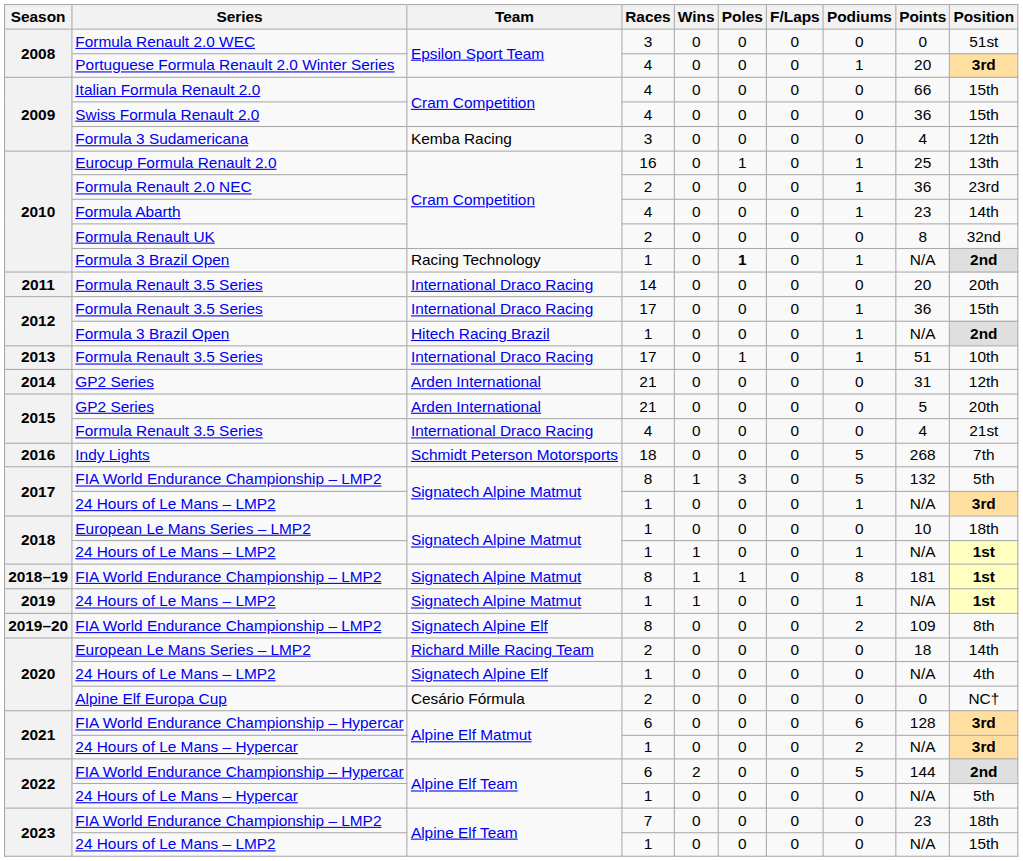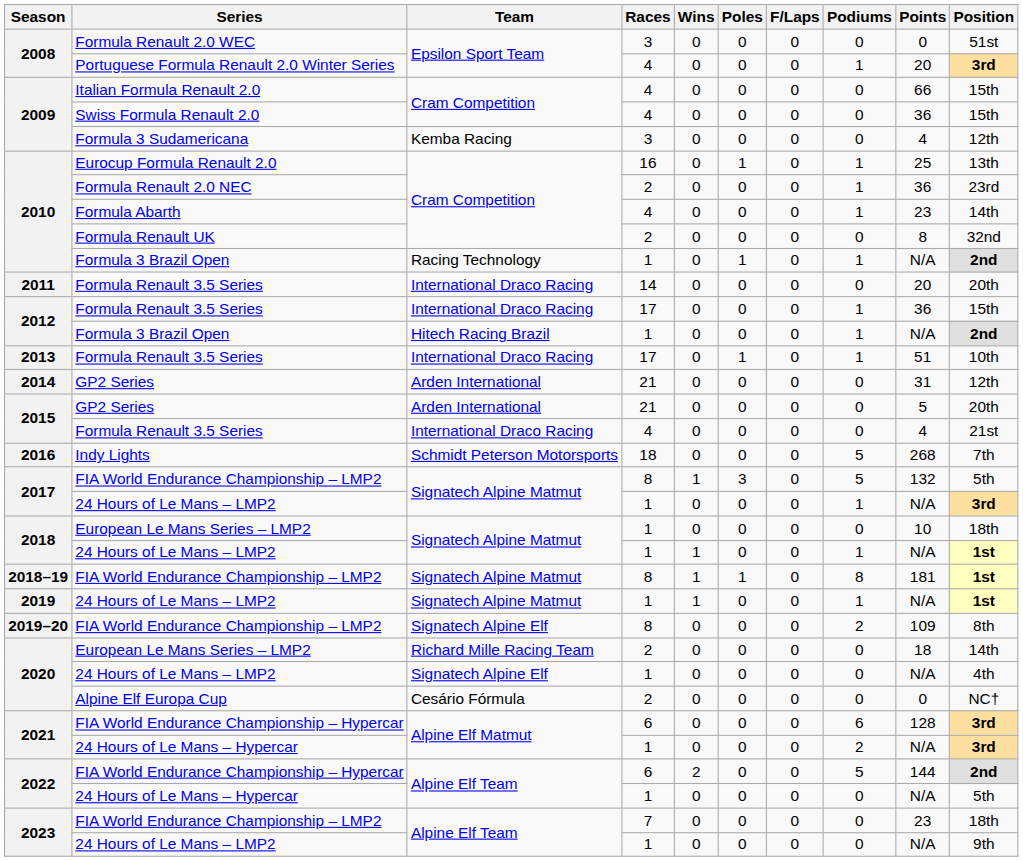(742, 261) bold -> (742, 261) normal
(984, 845) 15th -> (984, 845) 9th
